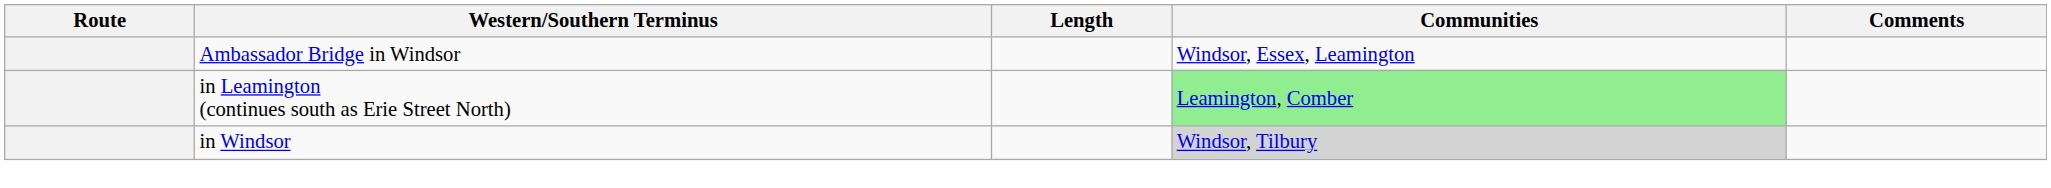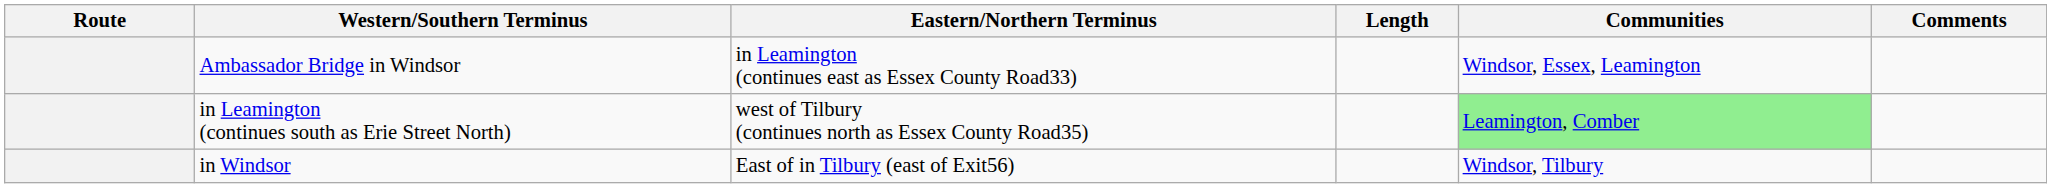+ column: (1034, 20)
(1247, 142) lightgrey background -> (1533, 165) no background
